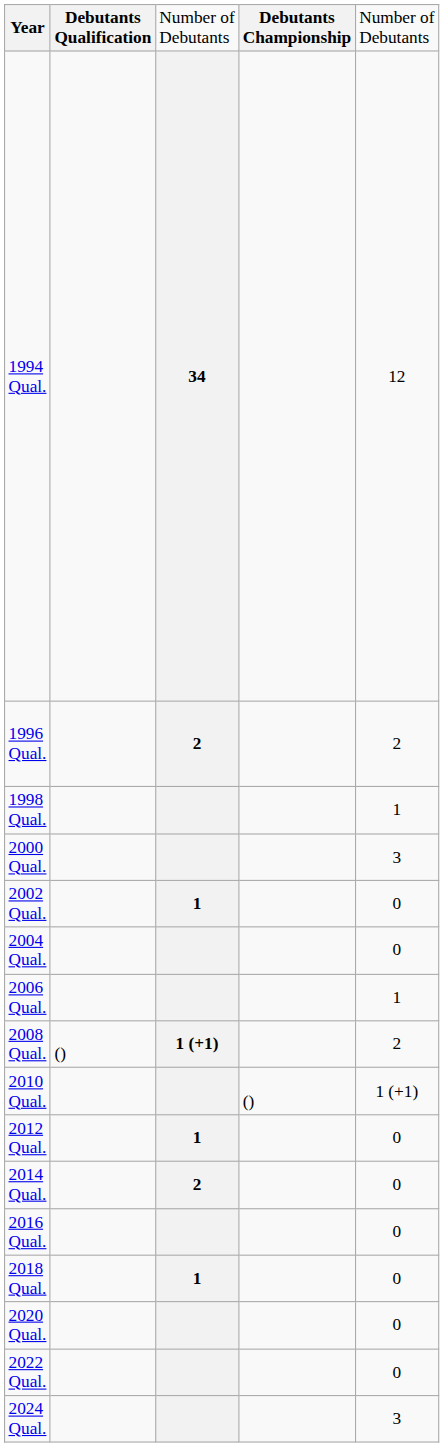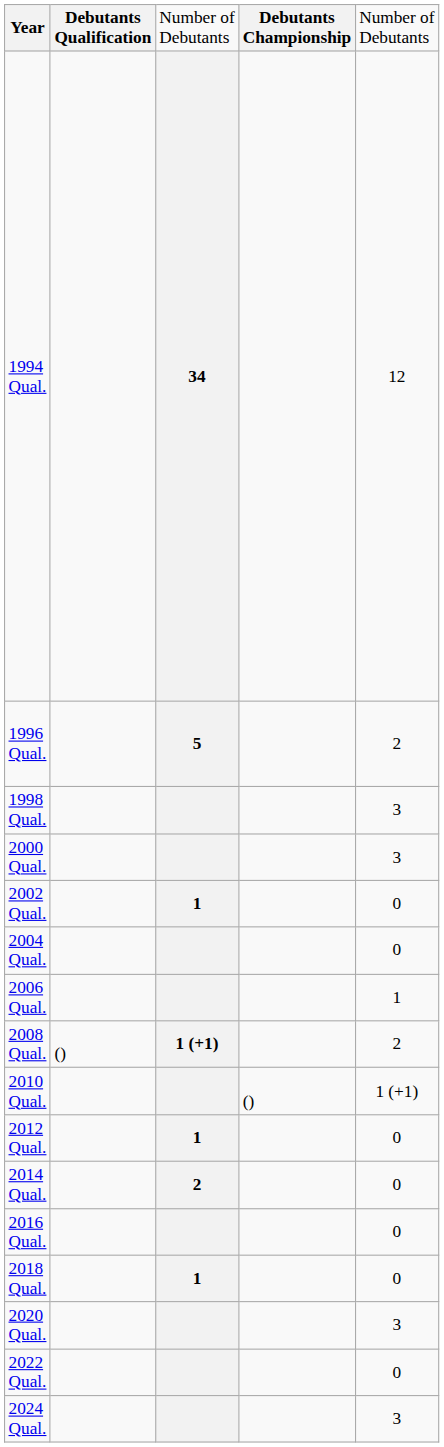(197, 743) 2 -> (197, 743) 5
(397, 809) 1 -> (397, 809) 3
(397, 1325) 0 -> (397, 1325) 3
